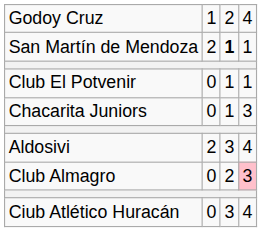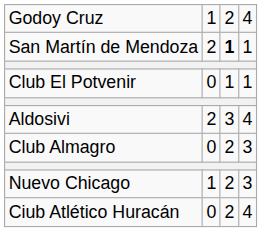- row: (78, 111)
(247, 175) pink background -> (247, 147) no background
+ row: (69, 183)
(229, 212) 3 -> (229, 212) 2
